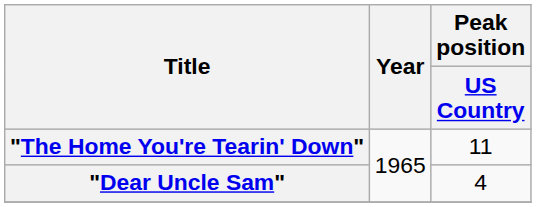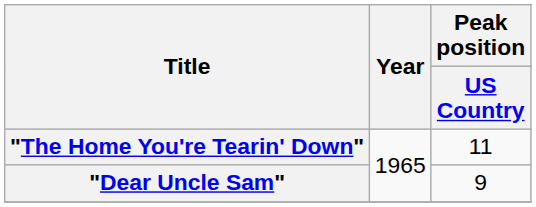(481, 182) 4 -> (481, 182) 9
